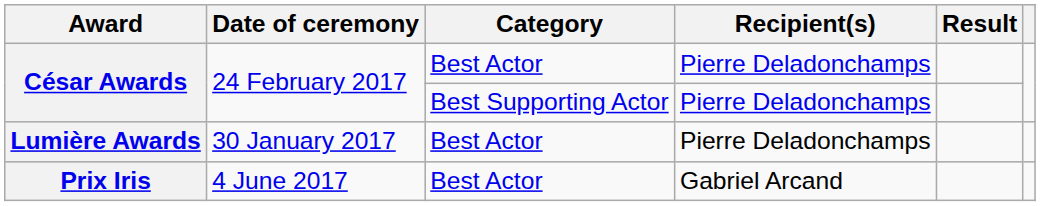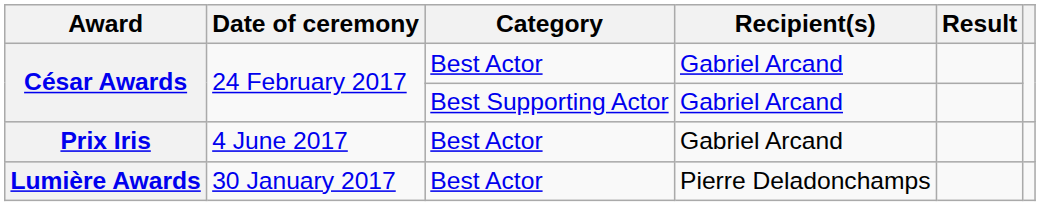(805, 63) Pierre Deladonchamps -> (761, 63) Gabriel Arcand
(805, 102) Pierre Deladonchamps -> (761, 102) Gabriel Arcand
rows swapped: (106, 141) <-> (106, 180)
